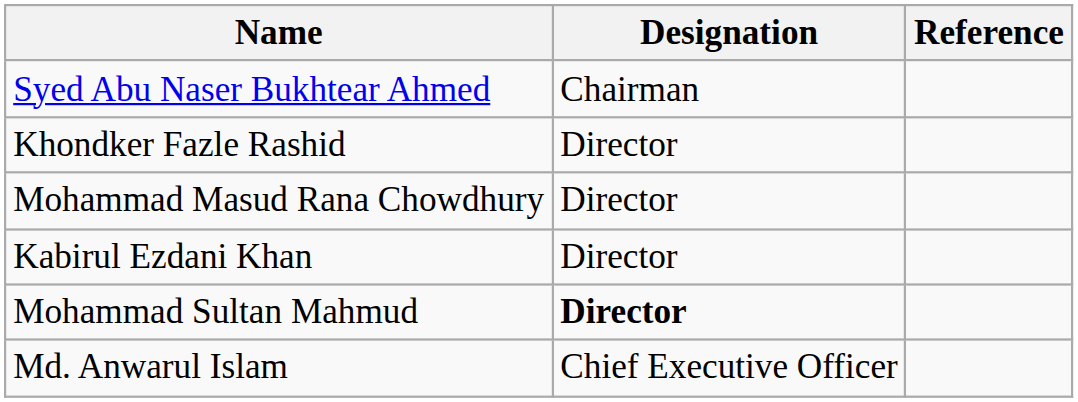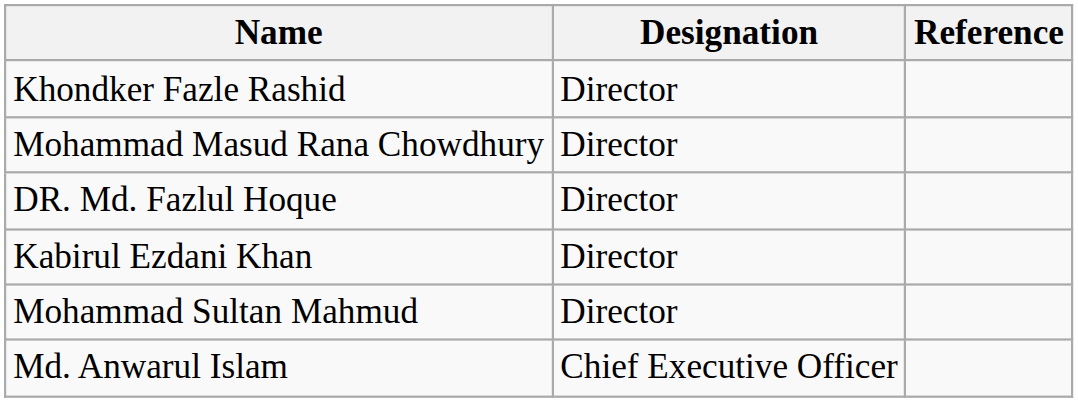- row: (252, 88)
+ row: (175, 199)
(624, 311) bold -> (619, 311) normal
